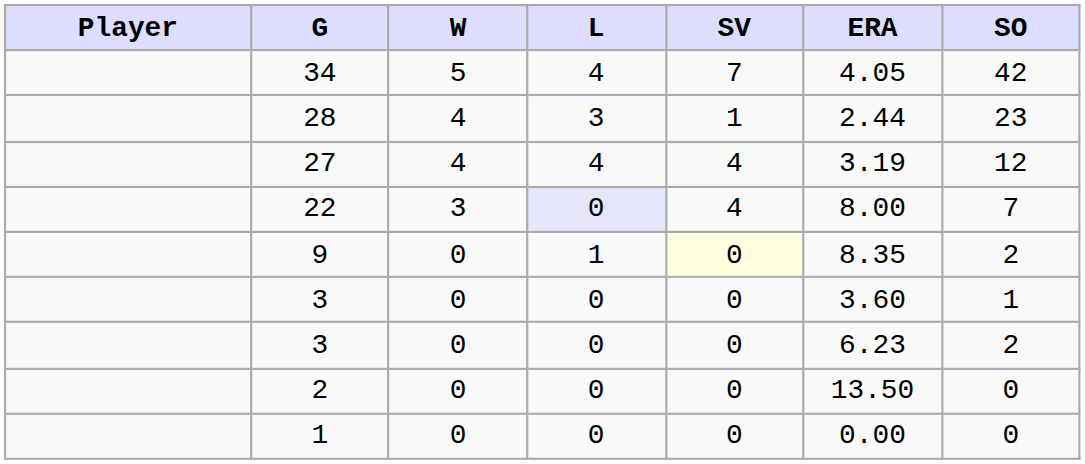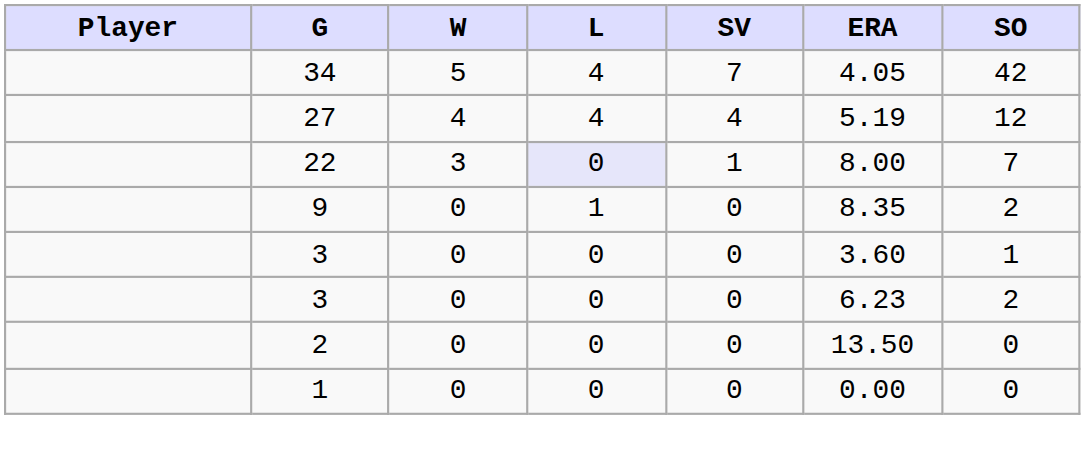- row: (320, 118)
(873, 164) 3.19 -> (873, 118) 5.19
(734, 209) 4 -> (734, 164) 1
(734, 254) lightyellow background -> (734, 209) no background
